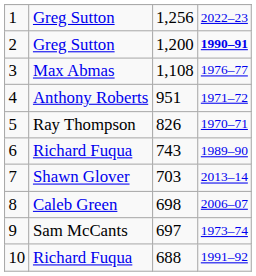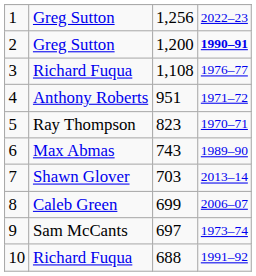(74, 71) Max Abmas -> (83, 71) Richard Fuqua
(169, 124) 826 -> (169, 124) 823
(83, 151) Richard Fuqua -> (74, 151) Max Abmas
(169, 204) 698 -> (169, 204) 699
